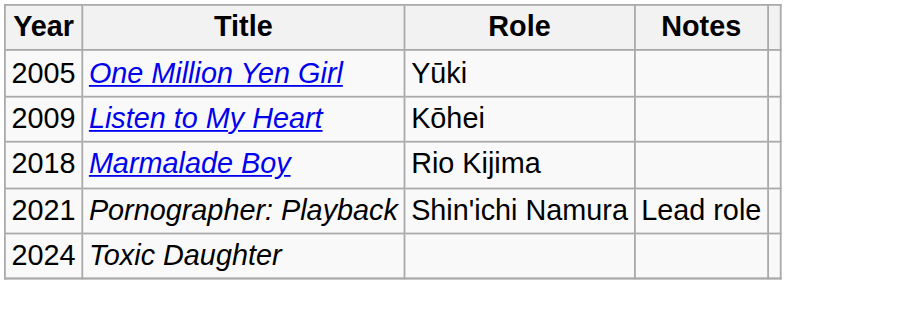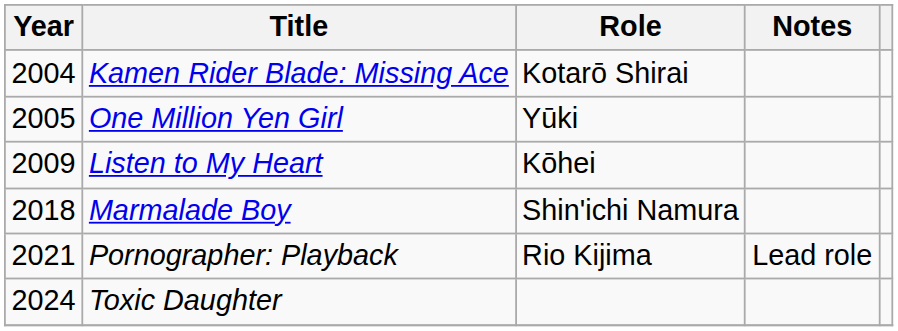+ row: (299, 73)
(476, 164) Rio Kijima -> (630, 210) Shin'ichi Namura
(520, 210) Shin'ichi Namura -> (587, 255) Rio Kijima
